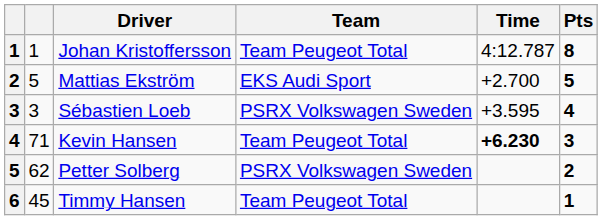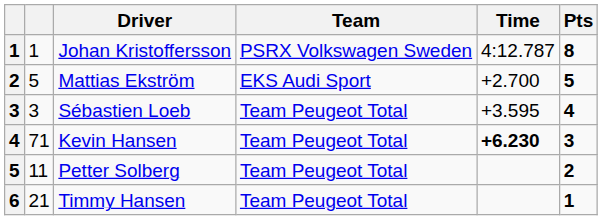(324, 50) Team Peugeot Total -> (356, 50) PSRX Volkswagen Sweden
(356, 110) PSRX Volkswagen Sweden -> (324, 110) Team Peugeot Total
(39, 170) 62 -> (38, 170) 11
(356, 170) PSRX Volkswagen Sweden -> (324, 170) Team Peugeot Total
(39, 200) 45 -> (39, 200) 21
